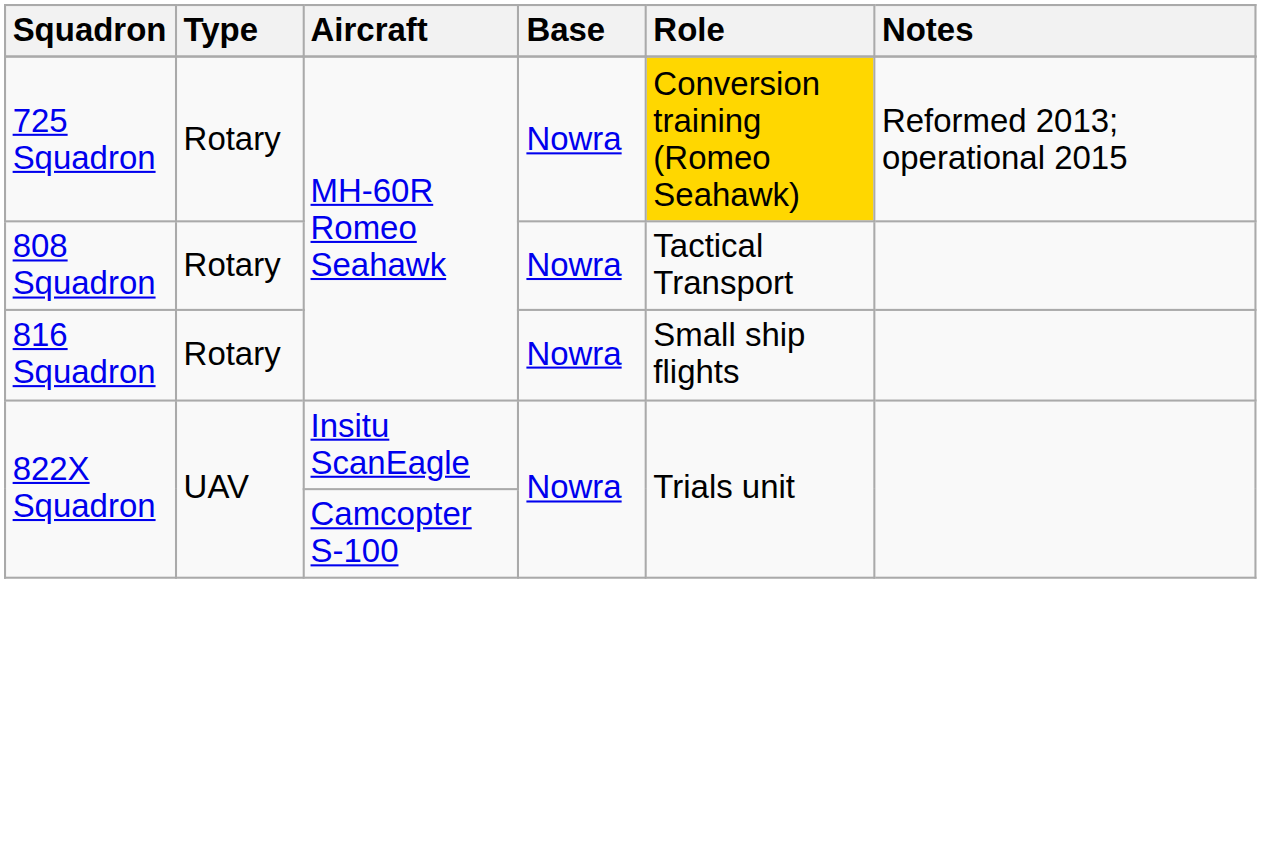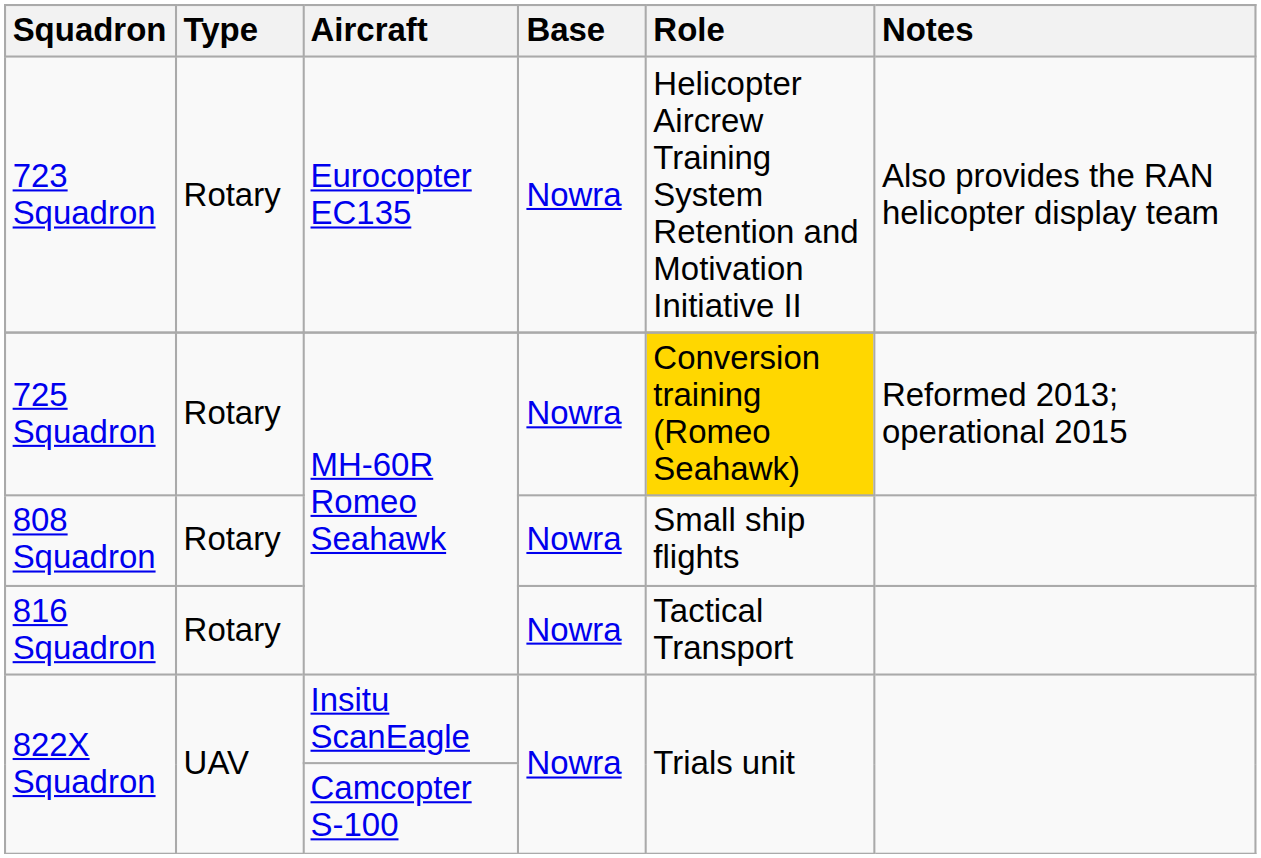+ row: (84, 194)
(723, 264) Tactical Transport -> (729, 539) Small ship flights
(729, 354) Small ship flights -> (723, 629) Tactical Transport
